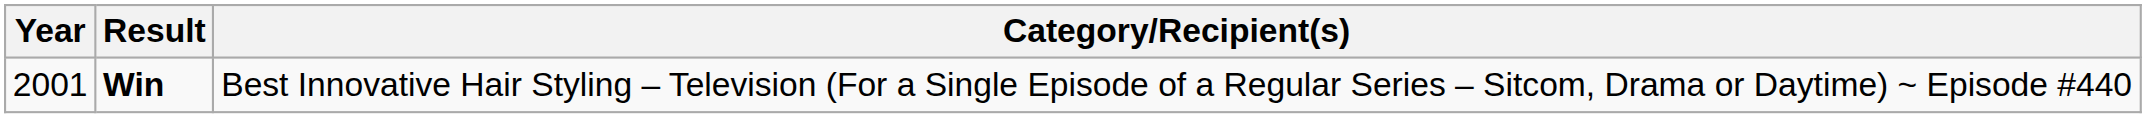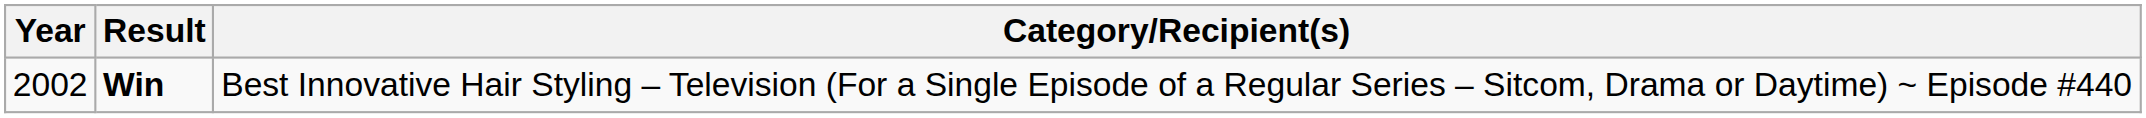(50, 84) 2001 -> (50, 84) 2002
